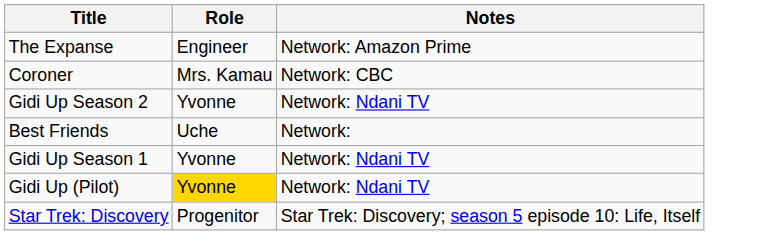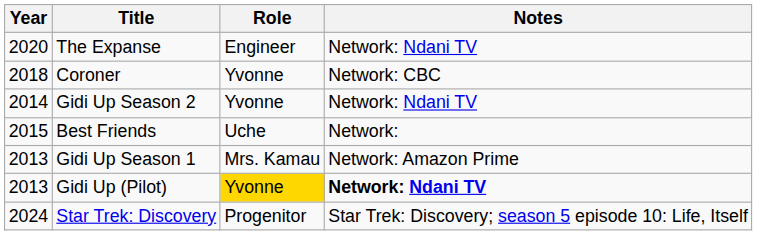+ column: (28, 18)
(376, 46) Network: Amazon Prime -> (403, 46) Network: Ndani TV
(225, 74) Mrs. Kamau -> (254, 74) Yvonne
(206, 159) Yvonne -> (272, 159) Mrs. Kamau
(355, 159) Network: Ndani TV -> (424, 159) Network: Amazon Prime
(355, 187) normal -> (407, 187) bold
